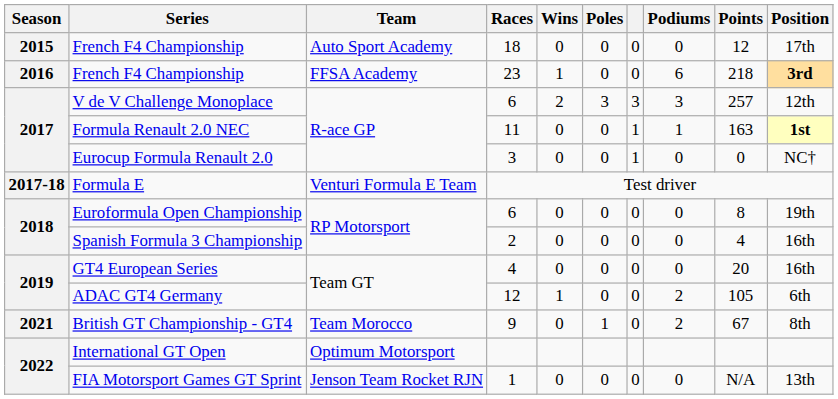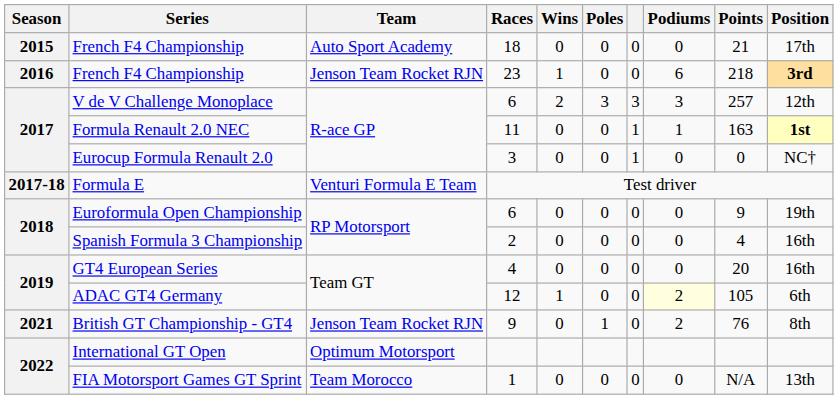(741, 46) 12 -> (741, 46) 21
(364, 74) FFSA Academy -> (397, 74) Jenson Team Rocket RJN
(741, 213) 8 -> (741, 213) 9
(679, 296) no background -> (679, 296) lightyellow background
(361, 324) Team Morocco -> (397, 324) Jenson Team Rocket RJN
(741, 324) 67 -> (741, 324) 76
(397, 380) Jenson Team Rocket RJN -> (361, 380) Team Morocco
